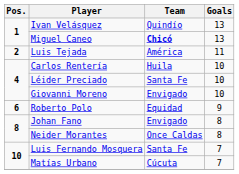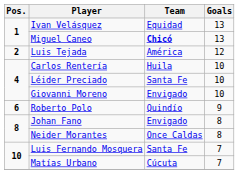(164, 25) Quindío -> (164, 25) Equidad
(219, 53) 11 -> (219, 53) 12
(164, 108) Equidad -> (164, 108) Quindío
